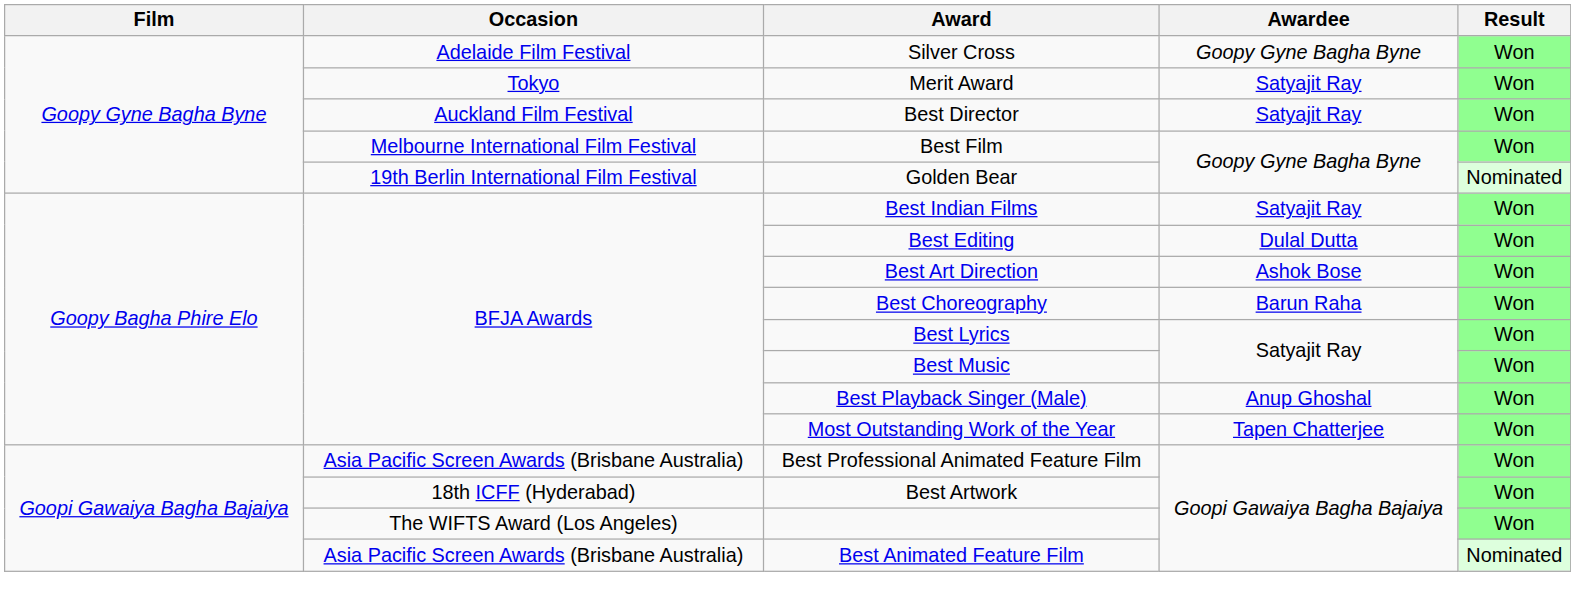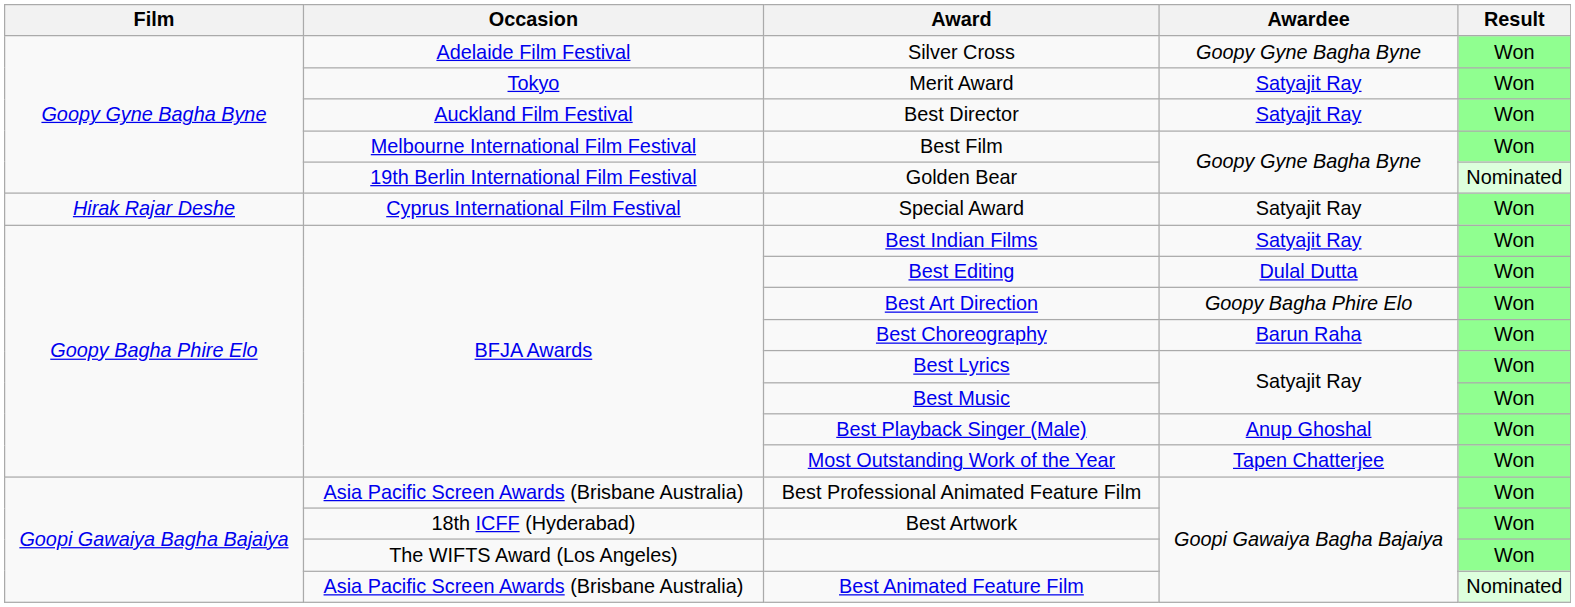+ row: (961, 209)
(1309, 271) Ashok Bose -> (1309, 303) Goopy Bagha Phire Elo
